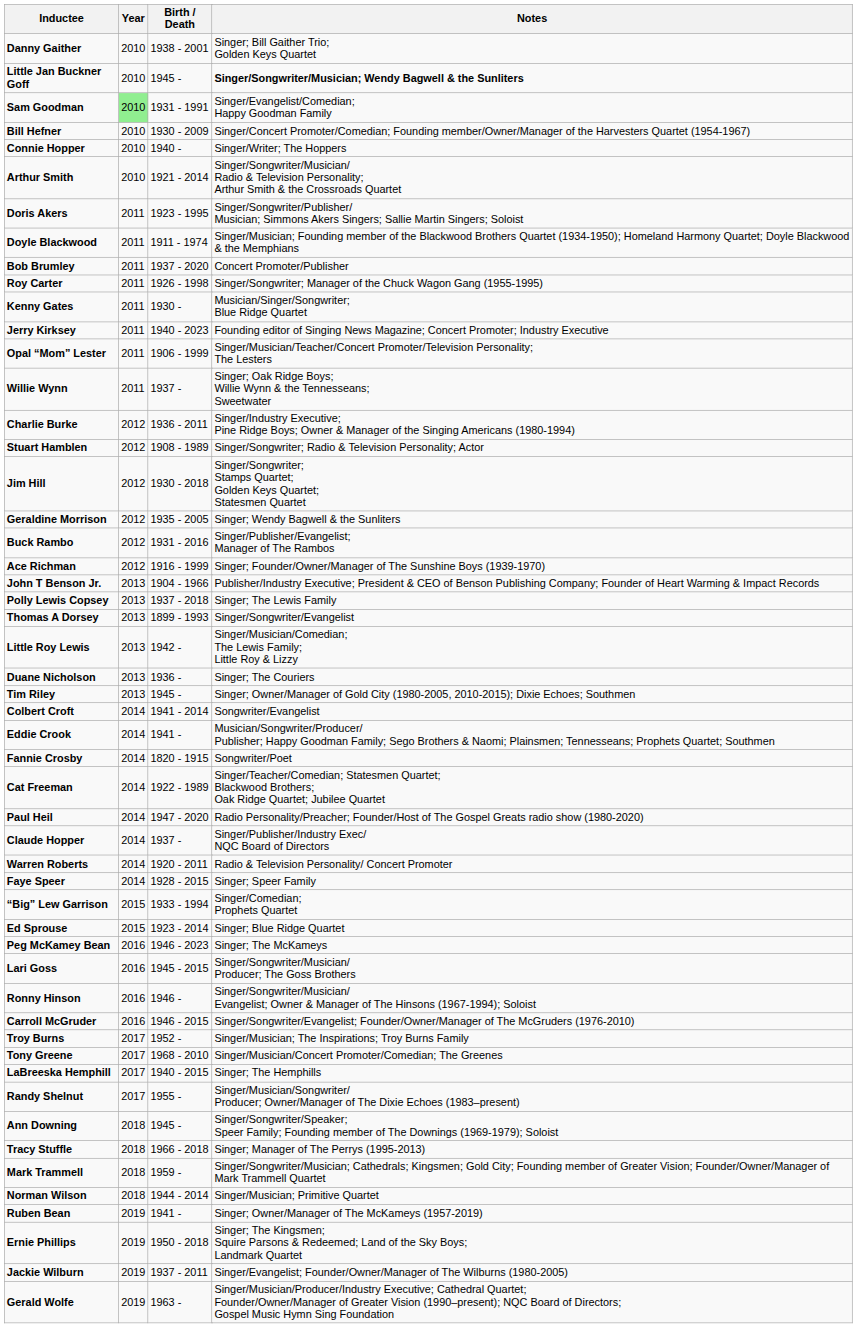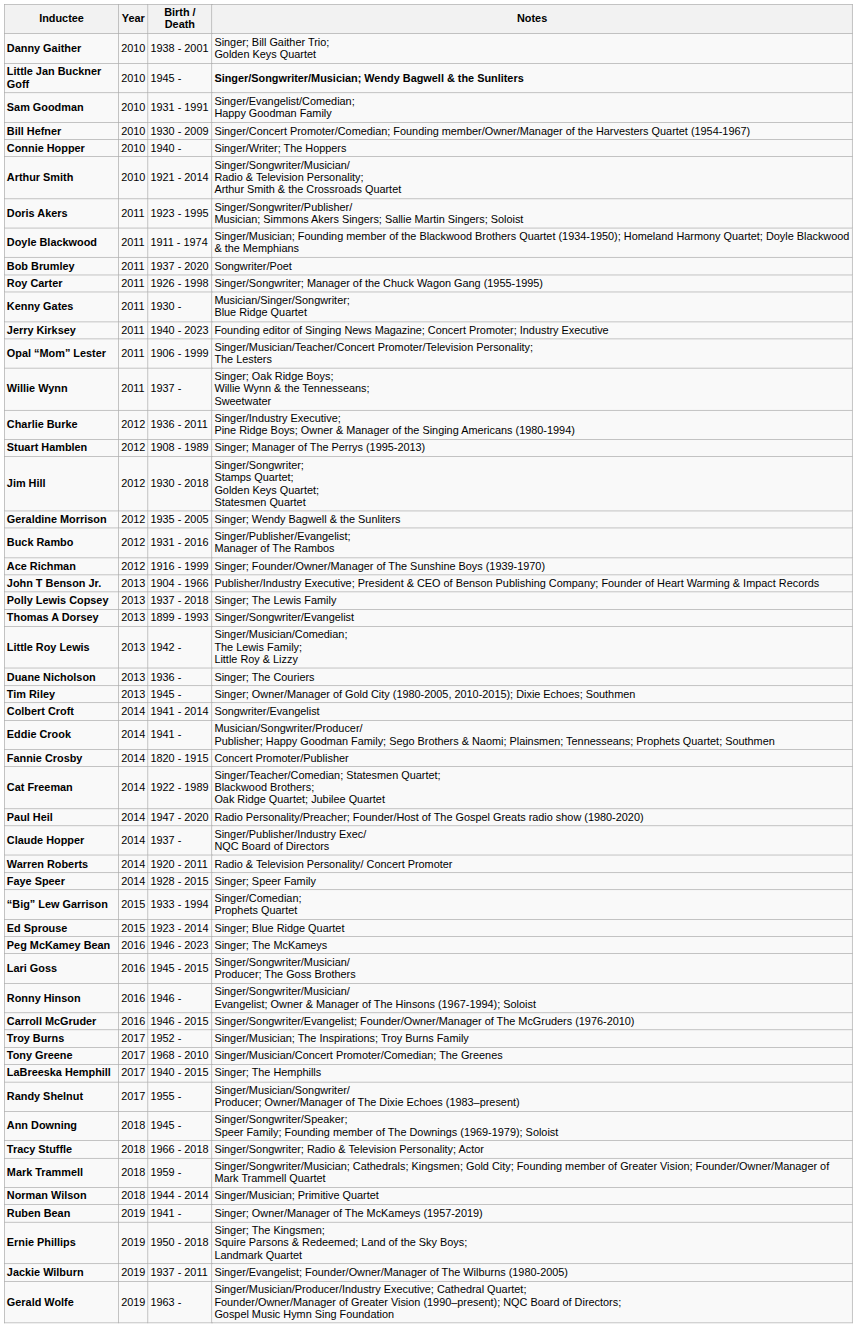(133, 107) lightgreen background -> (133, 107) no background
(281, 266) Concert Promoter/Publisher -> (253, 266) Songwriter/Poet
(349, 448) Singer/Songwriter; Radio & Television Personality; Actor -> (320, 448) Singer; Manager of The Perrys (1995-2013)
(253, 758) Songwriter/Poet -> (281, 758) Concert Promoter/Publisher
(320, 1149) Singer; Manager of The Perrys (1995-2013) -> (349, 1149) Singer/Songwriter; Radio & Television Personality; Actor
